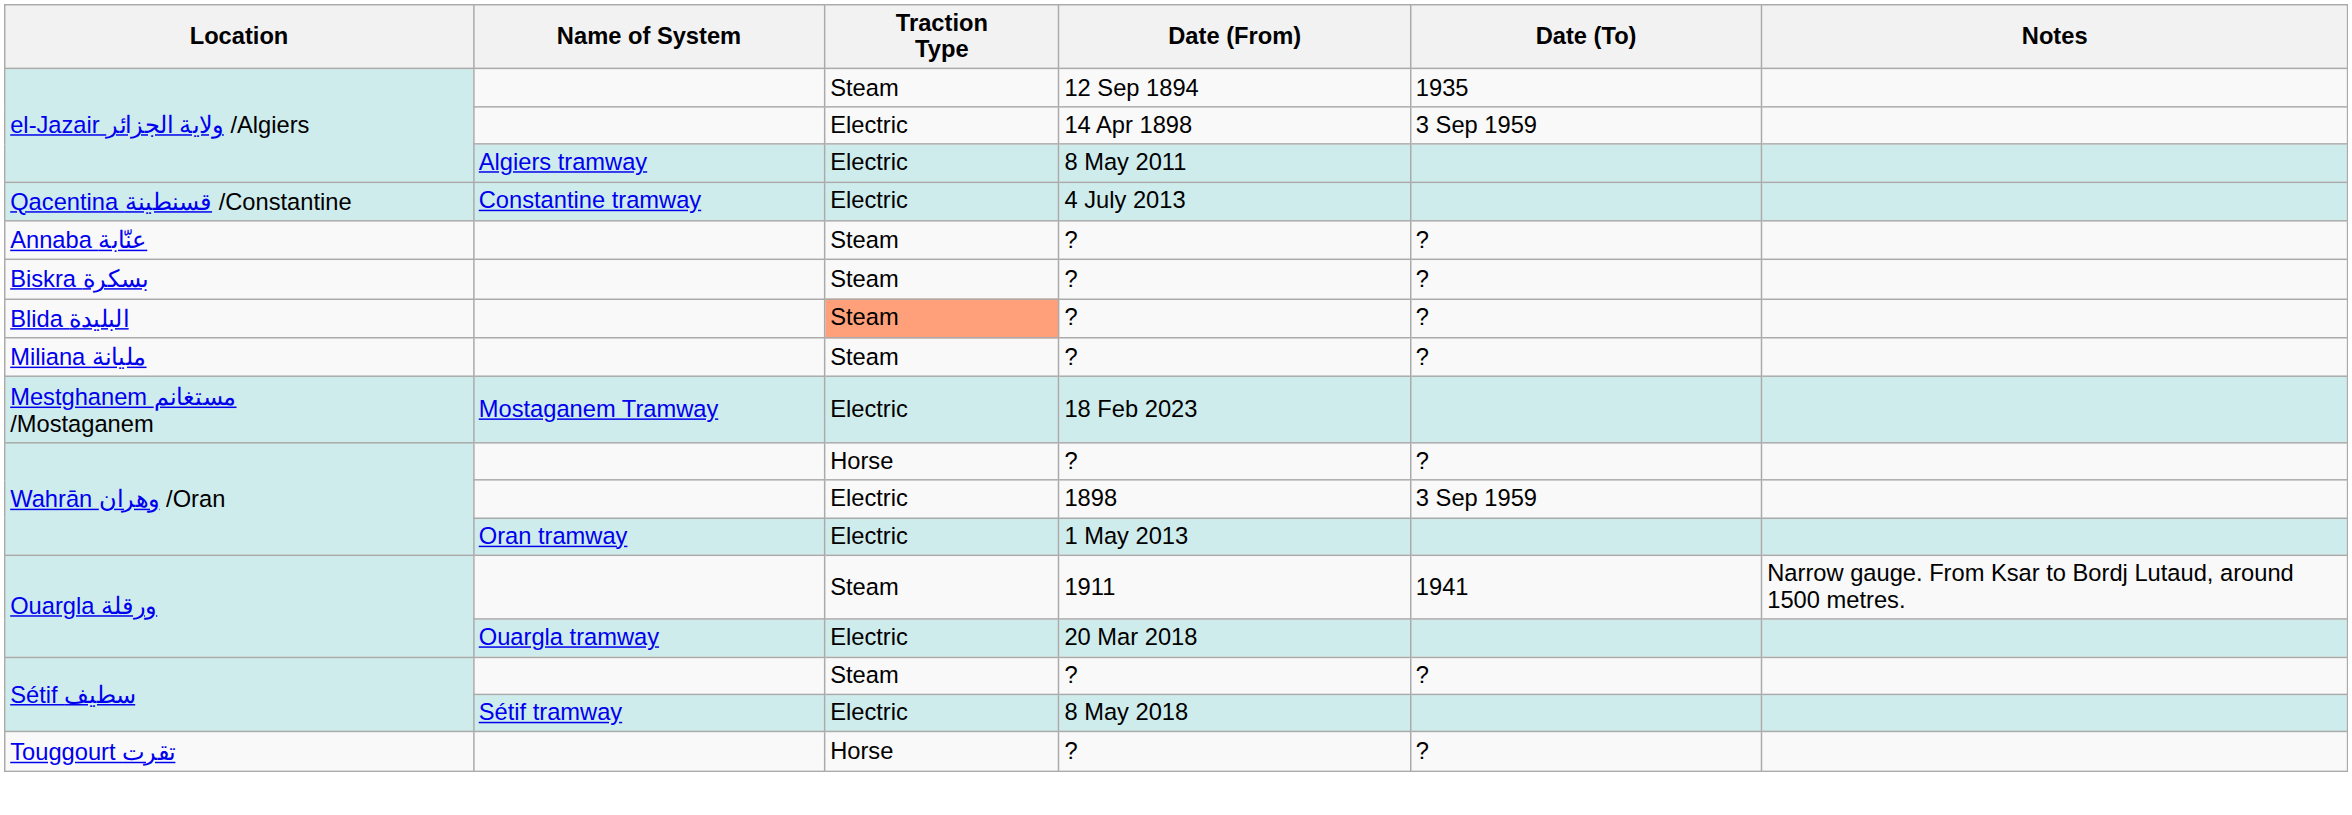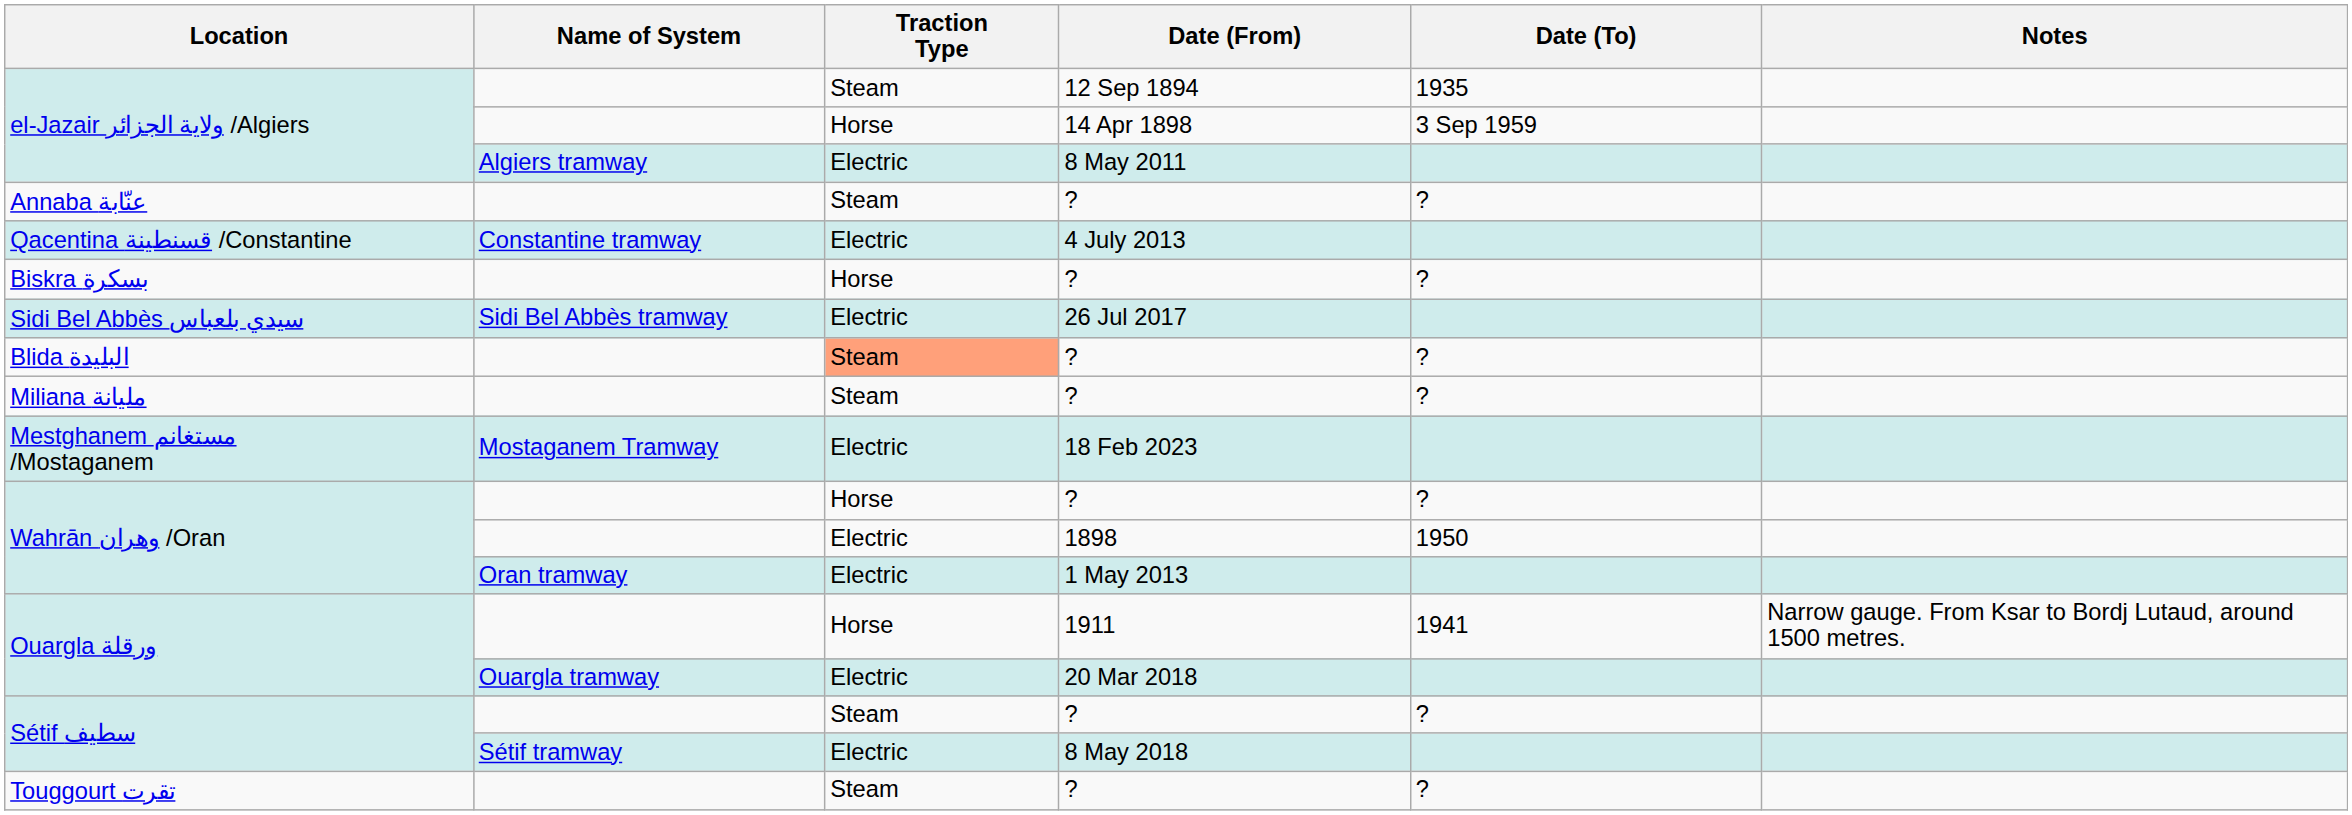(869, 125) Electric -> (862, 125) Horse
rows swapped: (79, 240) <-> (181, 201)
(864, 278) Steam -> (862, 278) Horse
+ row: (157, 318)
(1476, 498) 3 Sep 1959 -> (1442, 537) 1950
(864, 586) Steam -> (862, 626) Horse
(862, 751) Horse -> (864, 790) Steam
